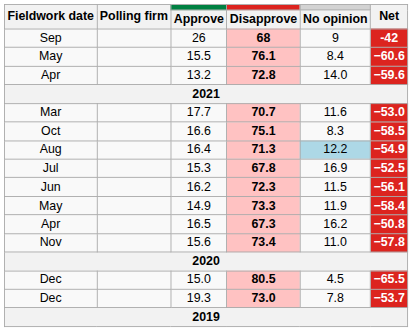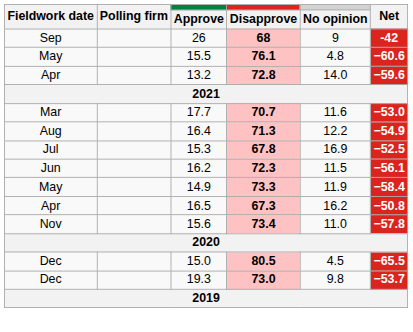(335, 56) 8.4 -> (335, 56) 4.8
- row: (199, 130)
(335, 149) lightblue background -> (335, 130) no background
(335, 298) 7.8 -> (335, 279) 9.8
